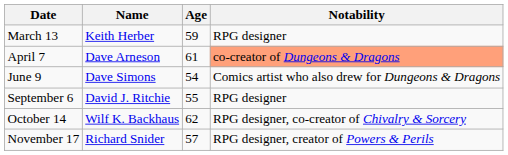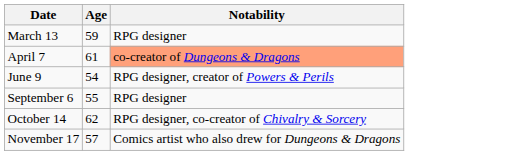- column: (132, 14)
(357, 77) Comics artist who also drew for Dungeons & Dragons -> (223, 77) RPG designer, creator of Powers & Perils
(323, 139) RPG designer, creator of Powers & Perils -> (257, 139) Comics artist who also drew for Dungeons & Dragons
